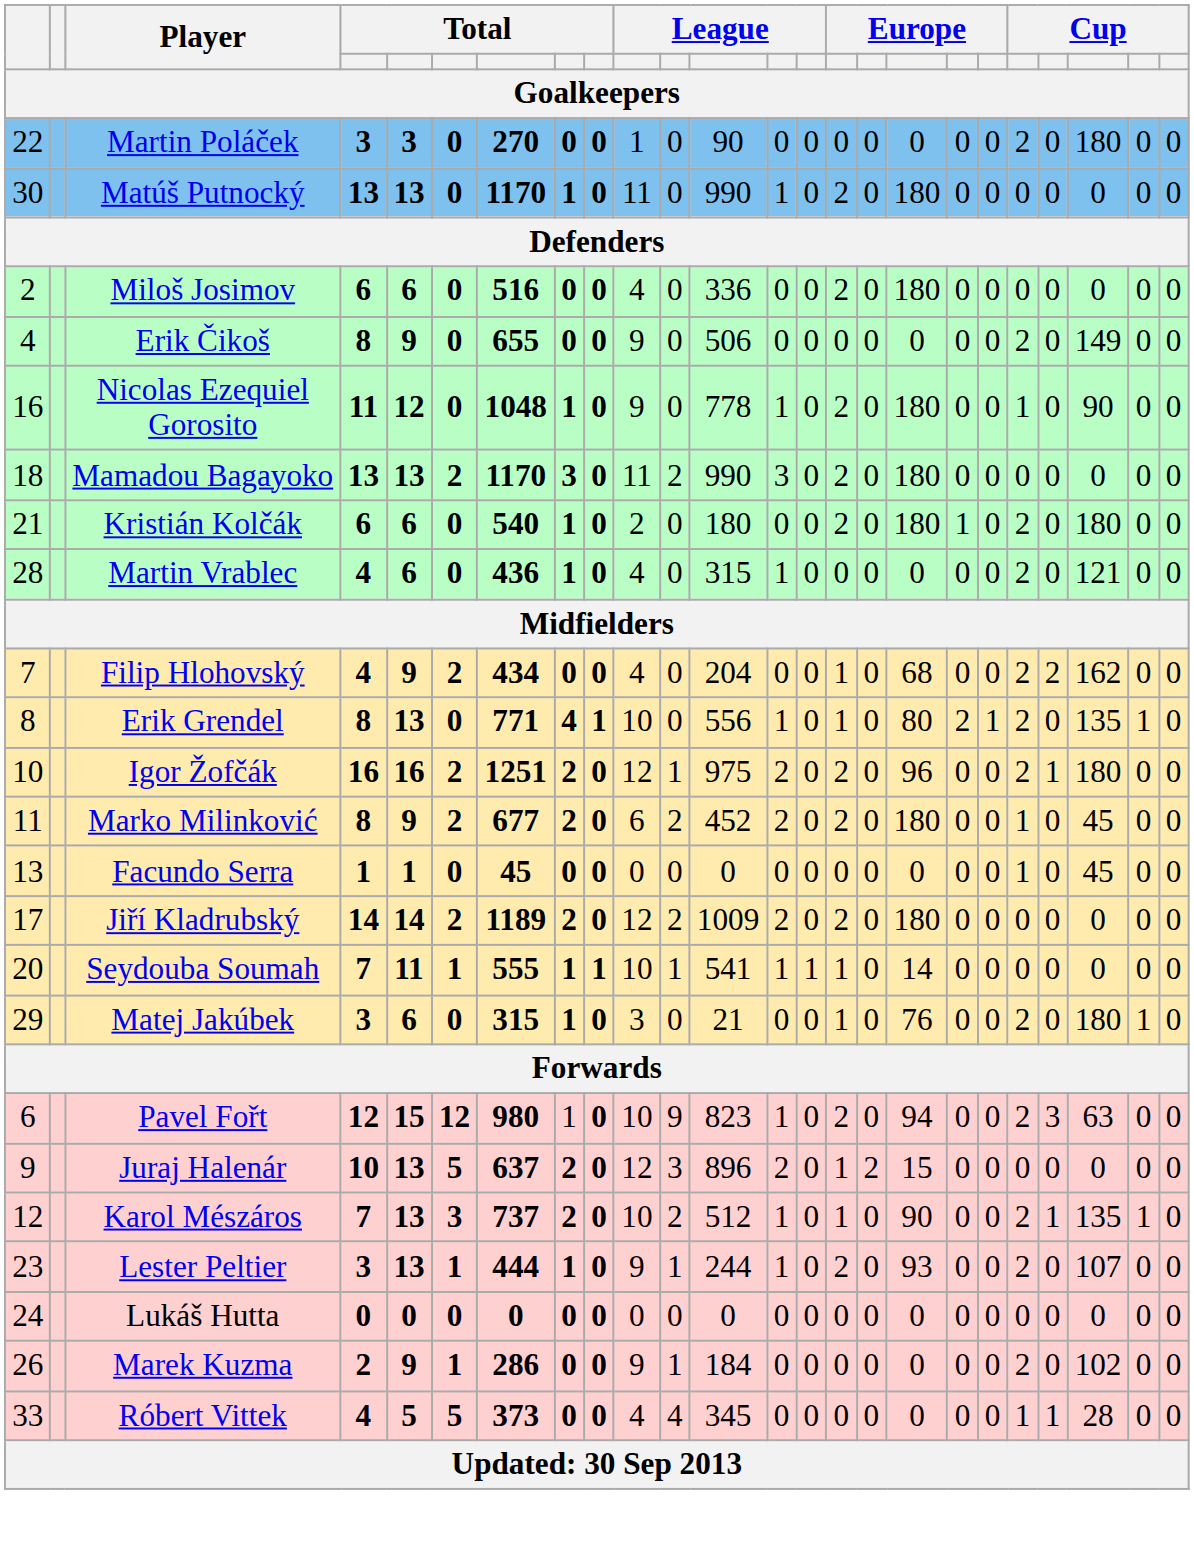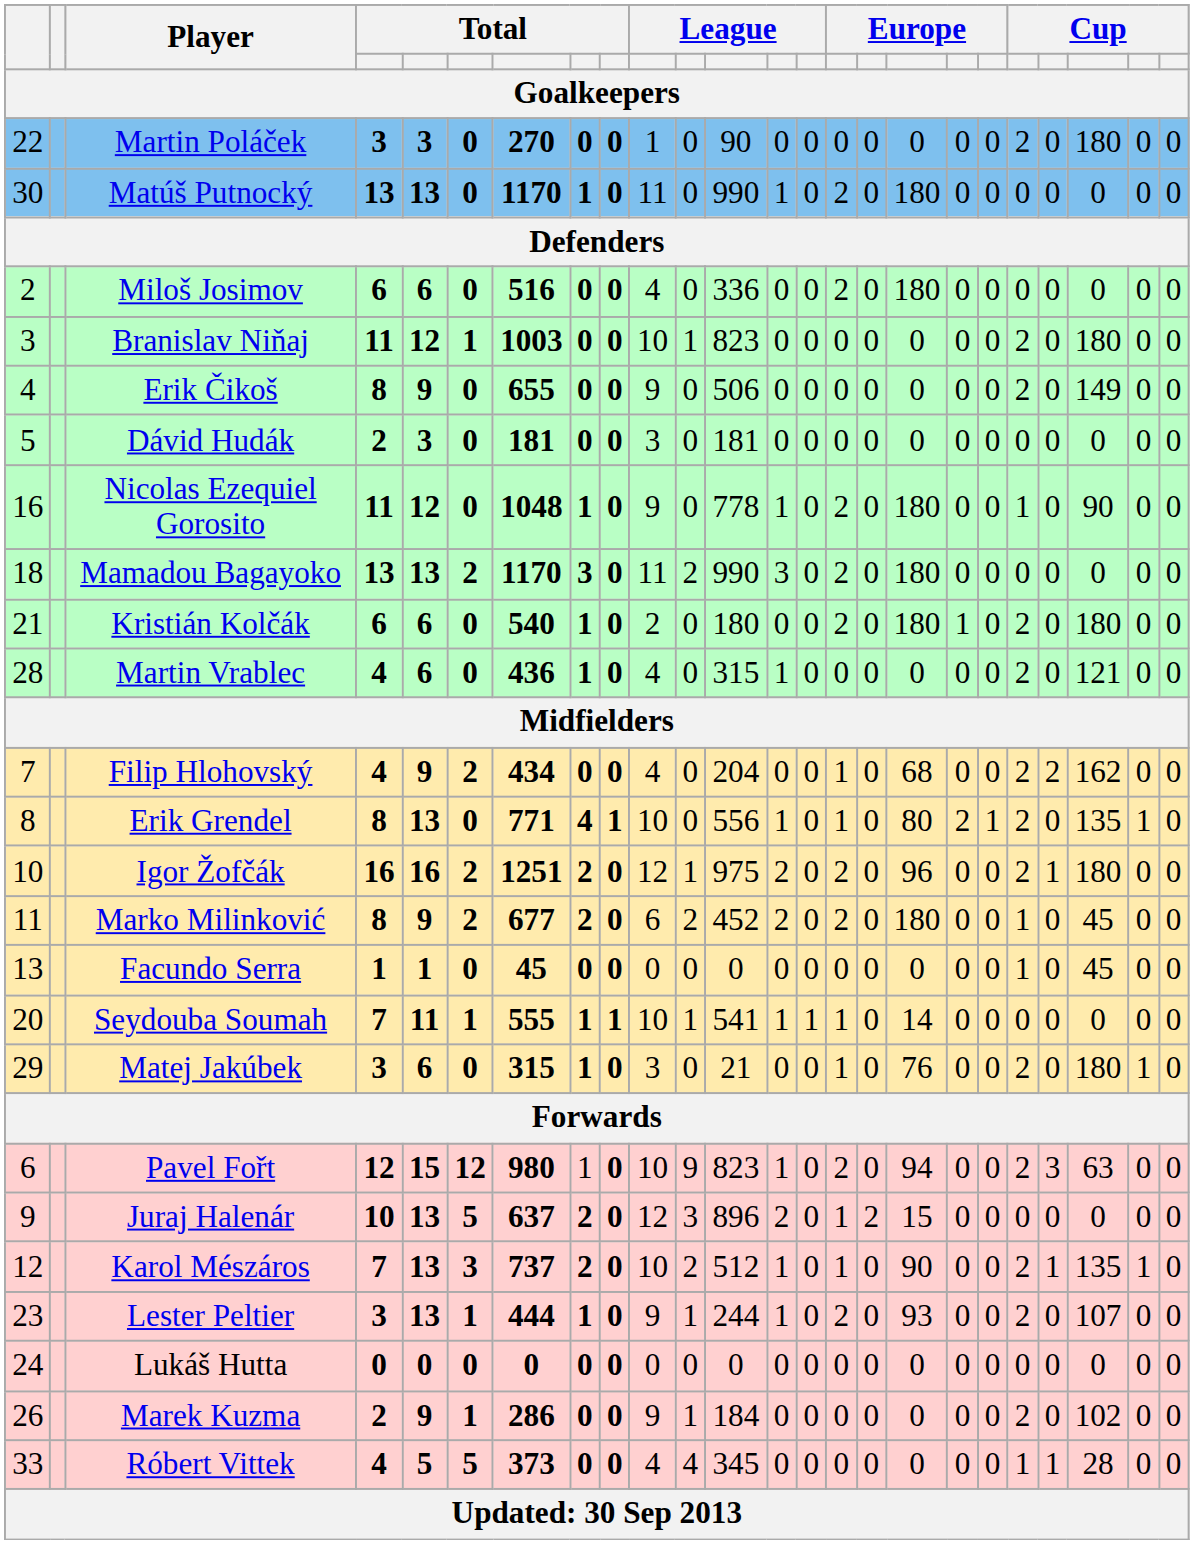+ row: (211, 340)
+ row: (211, 439)
- row: (203, 919)
